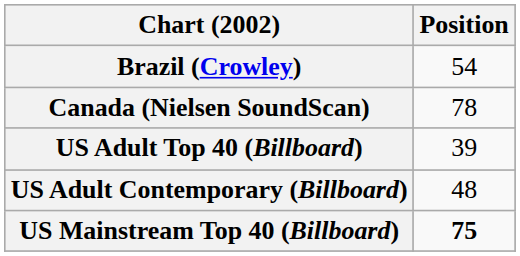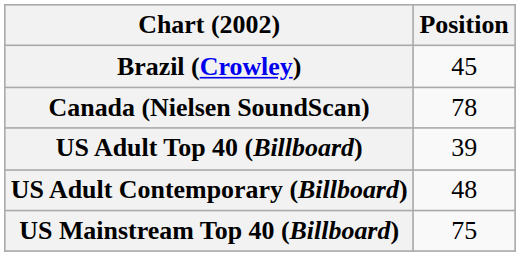(464, 66) 54 -> (464, 66) 45
(464, 230) bold -> (464, 230) normal
